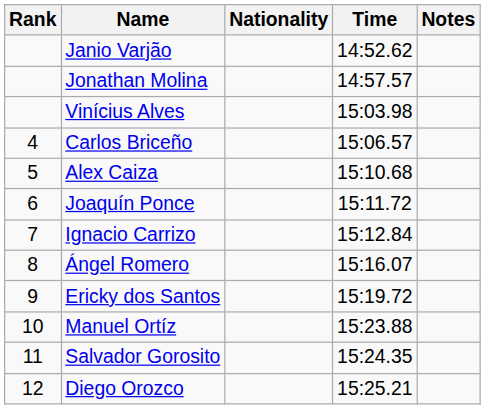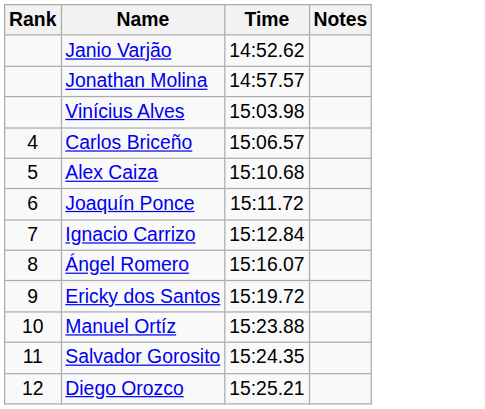- column: (279, 19)
